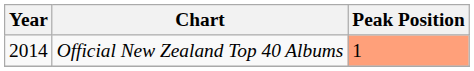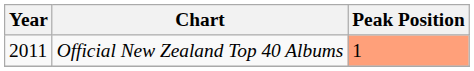(28, 50) 2014 -> (28, 50) 2011
